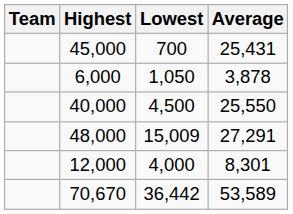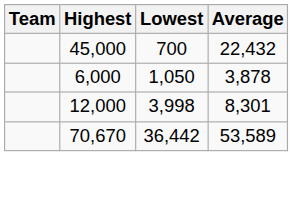(248, 48) 25,431 -> (248, 48) 22,432
- row: (98, 106)
- row: (98, 135)
(172, 164) 4,000 -> (172, 106) 3,998
